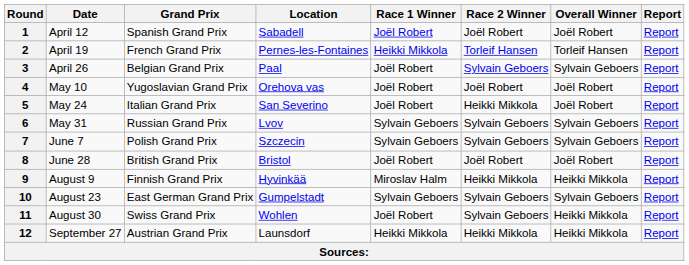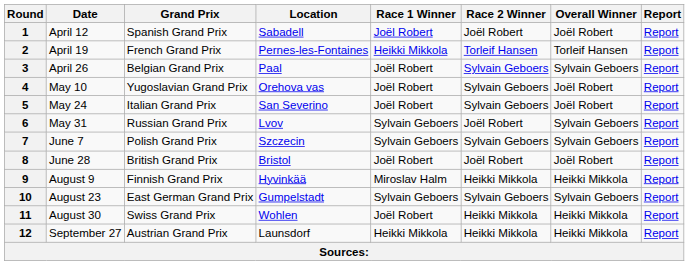(493, 87) Joël Robert -> (506, 87) Sylvain Geboers
(501, 105) Heikki Mikkola -> (506, 105) Sylvain Geboers
(506, 123) Sylvain Geboers -> (493, 123) Joël Robert
(506, 215) Sylvain Geboers -> (501, 215) Heikki Mikkola
